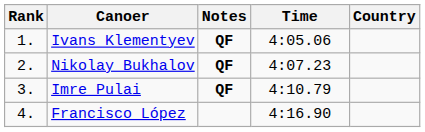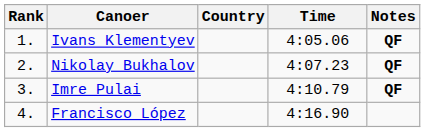columns swapped: (384, 17) <-> (224, 17)
